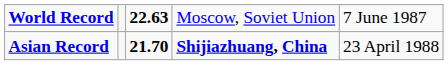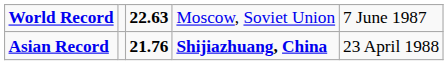(149, 45) 21.70 -> (149, 45) 21.76
